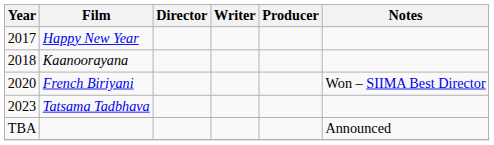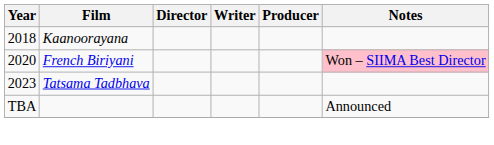- row: (22, 38)
(406, 83) no background -> (406, 60) pink background
